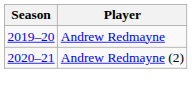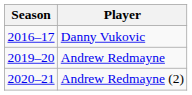+ row: (103, 36)
